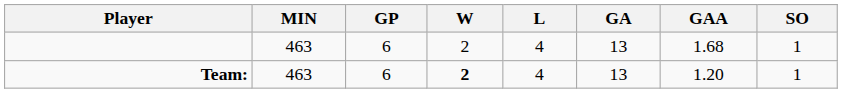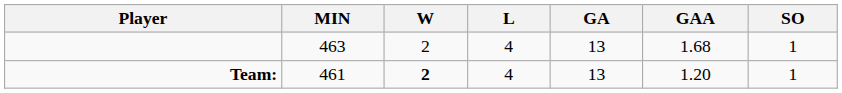- column: (386, 18)
(299, 74) 463 -> (332, 74) 461
